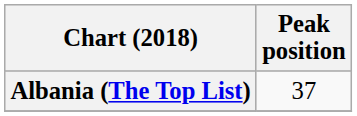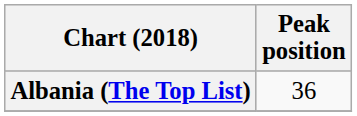(304, 90) 37 -> (304, 90) 36
